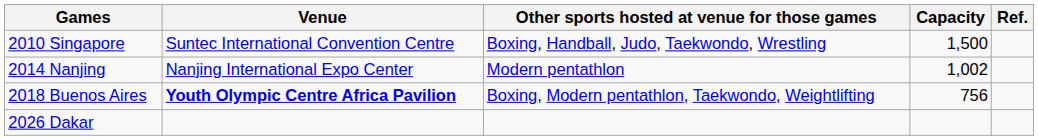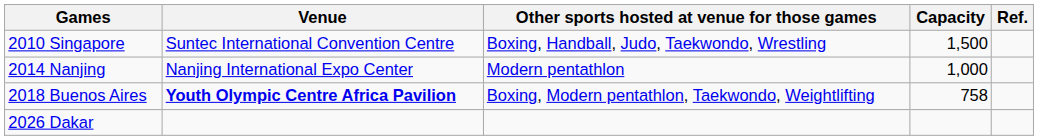(967, 69) 1,002 -> (967, 69) 1,000
(974, 95) 756 -> (974, 95) 758
